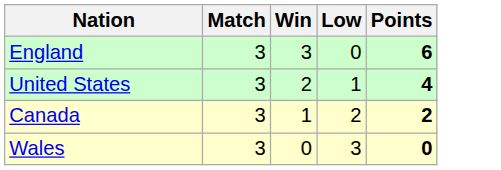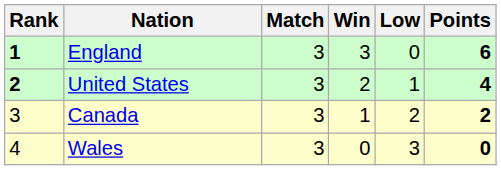+ column: (34, 20)
